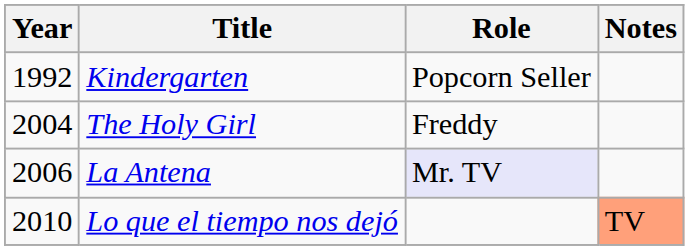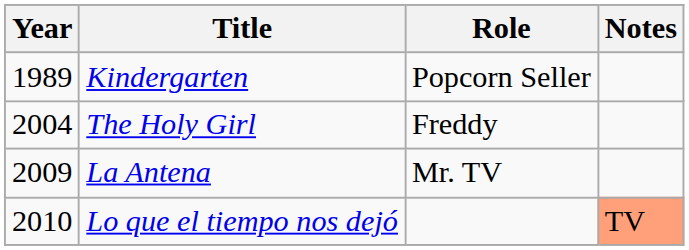(42, 76) 1992 -> (42, 76) 1989
(42, 172) 2006 -> (42, 172) 2009
(457, 172) lavender background -> (457, 172) no background
